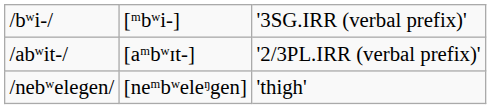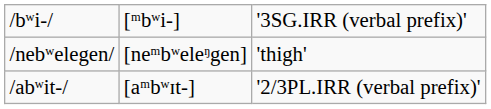rows swapped: (39, 53) <-> (62, 86)
